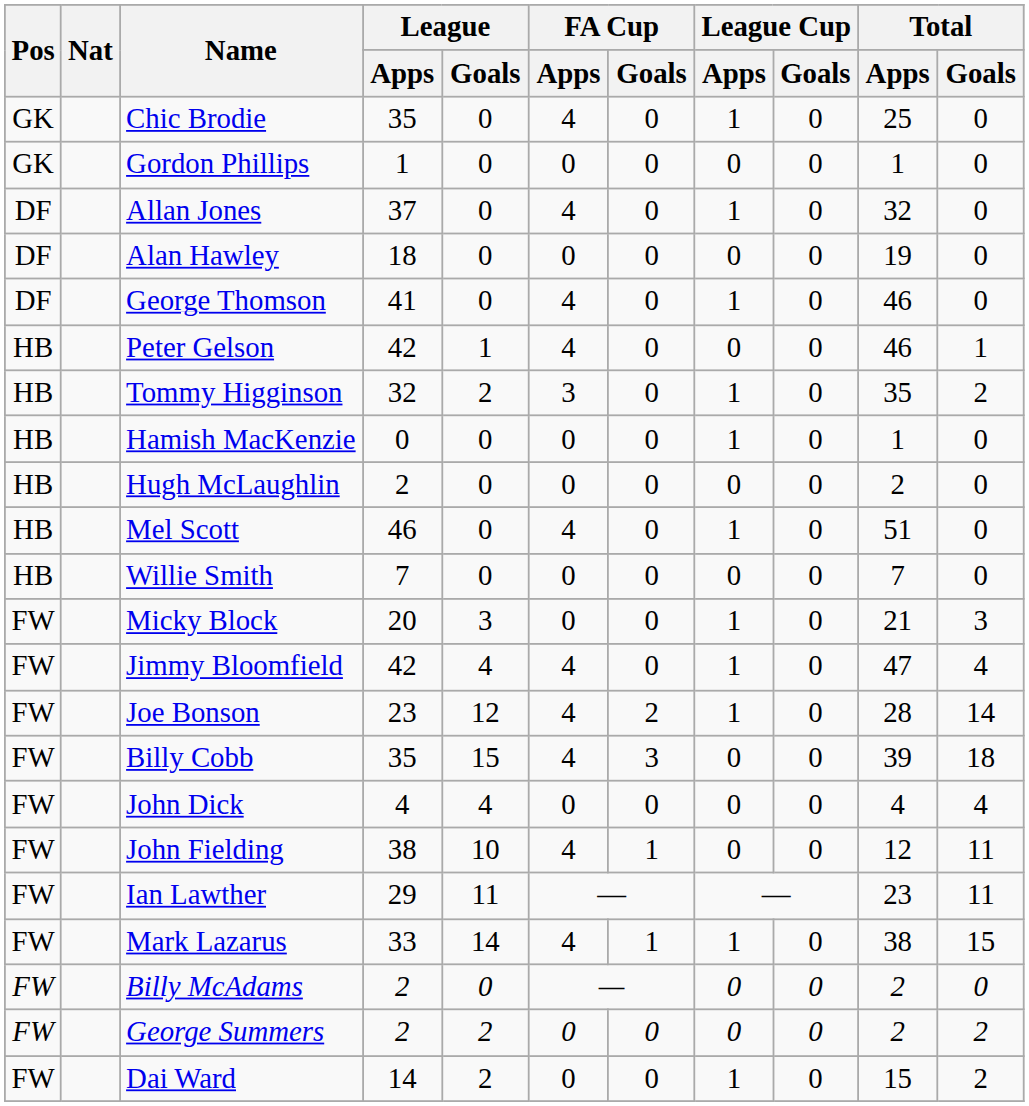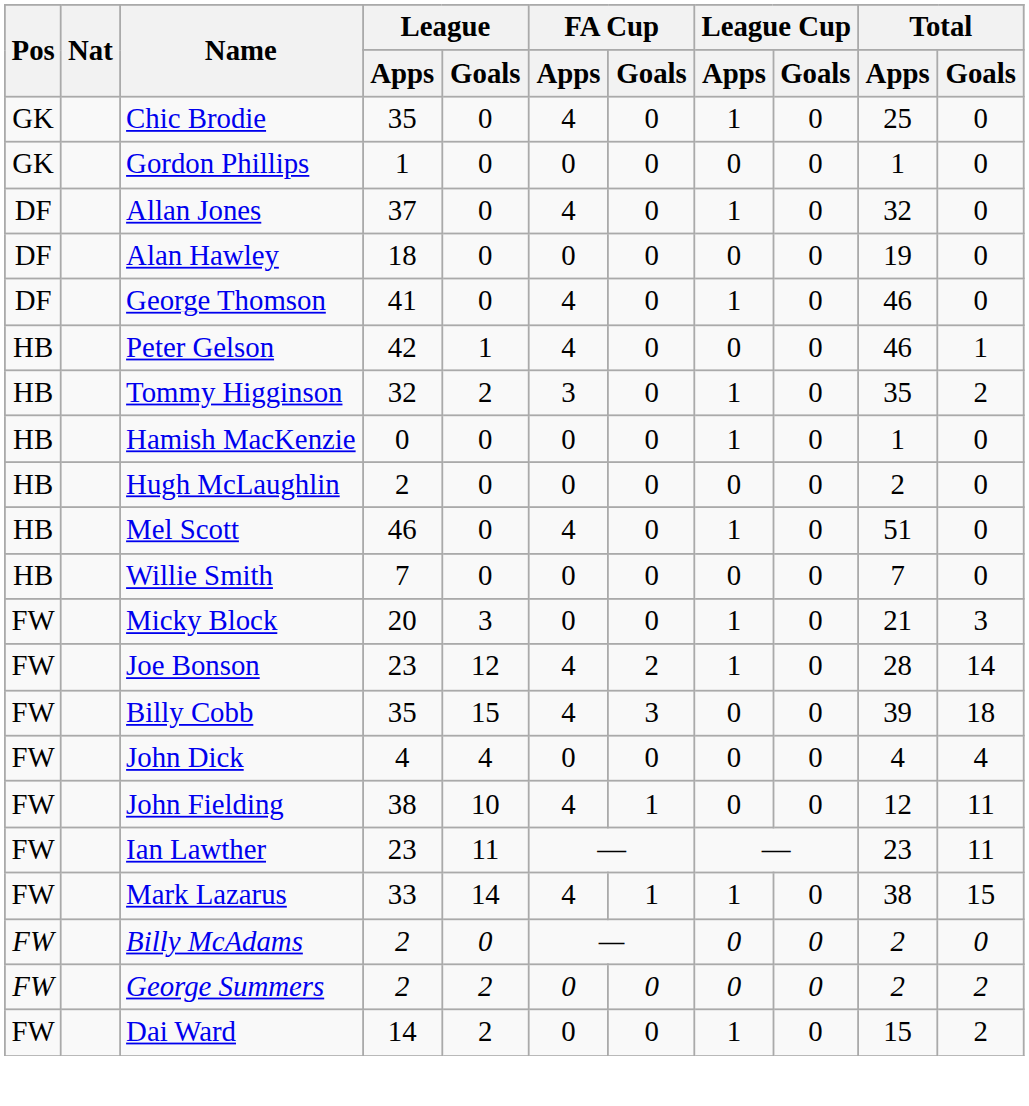- row: (234, 666)
(402, 895) 29 -> (402, 849) 23
